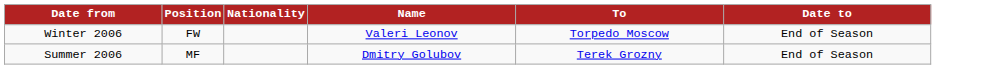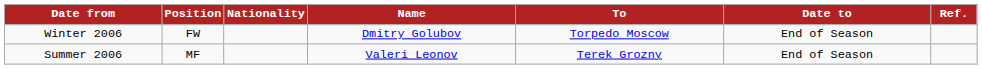+ column: (954, 14)
(412, 34) Valeri Leonov -> (412, 34) Dmitry Golubov
(412, 54) Dmitry Golubov -> (412, 54) Valeri Leonov
